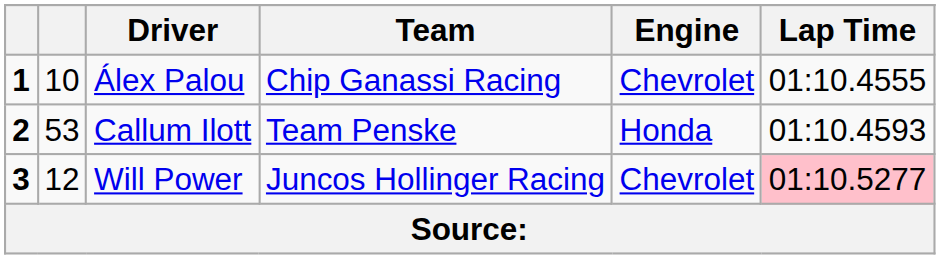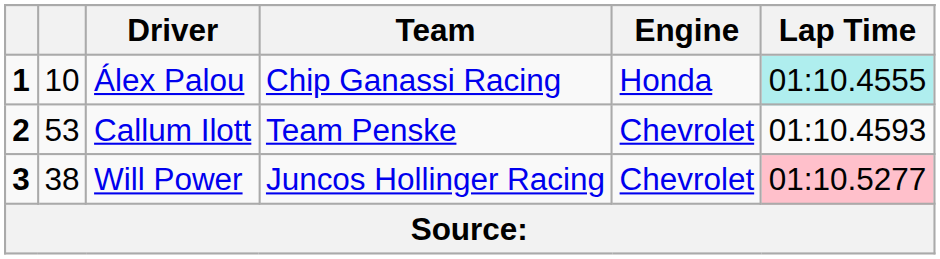(687, 80) Chevrolet -> (666, 80) Honda
(847, 80) no background -> (847, 80) paleturquoise background
(666, 130) Honda -> (687, 130) Chevrolet
(62, 180) 12 -> (62, 180) 38
